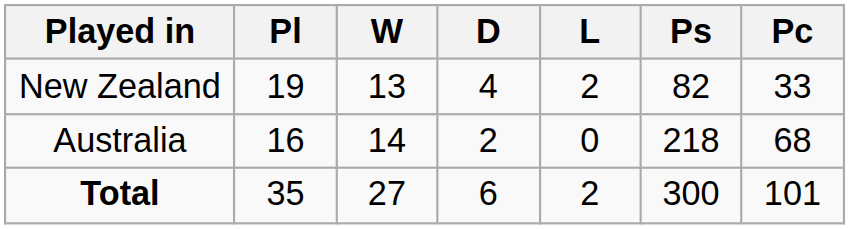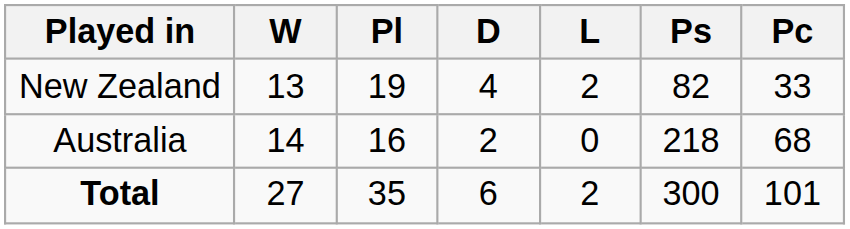columns swapped: (286, 31) <-> (387, 31)
